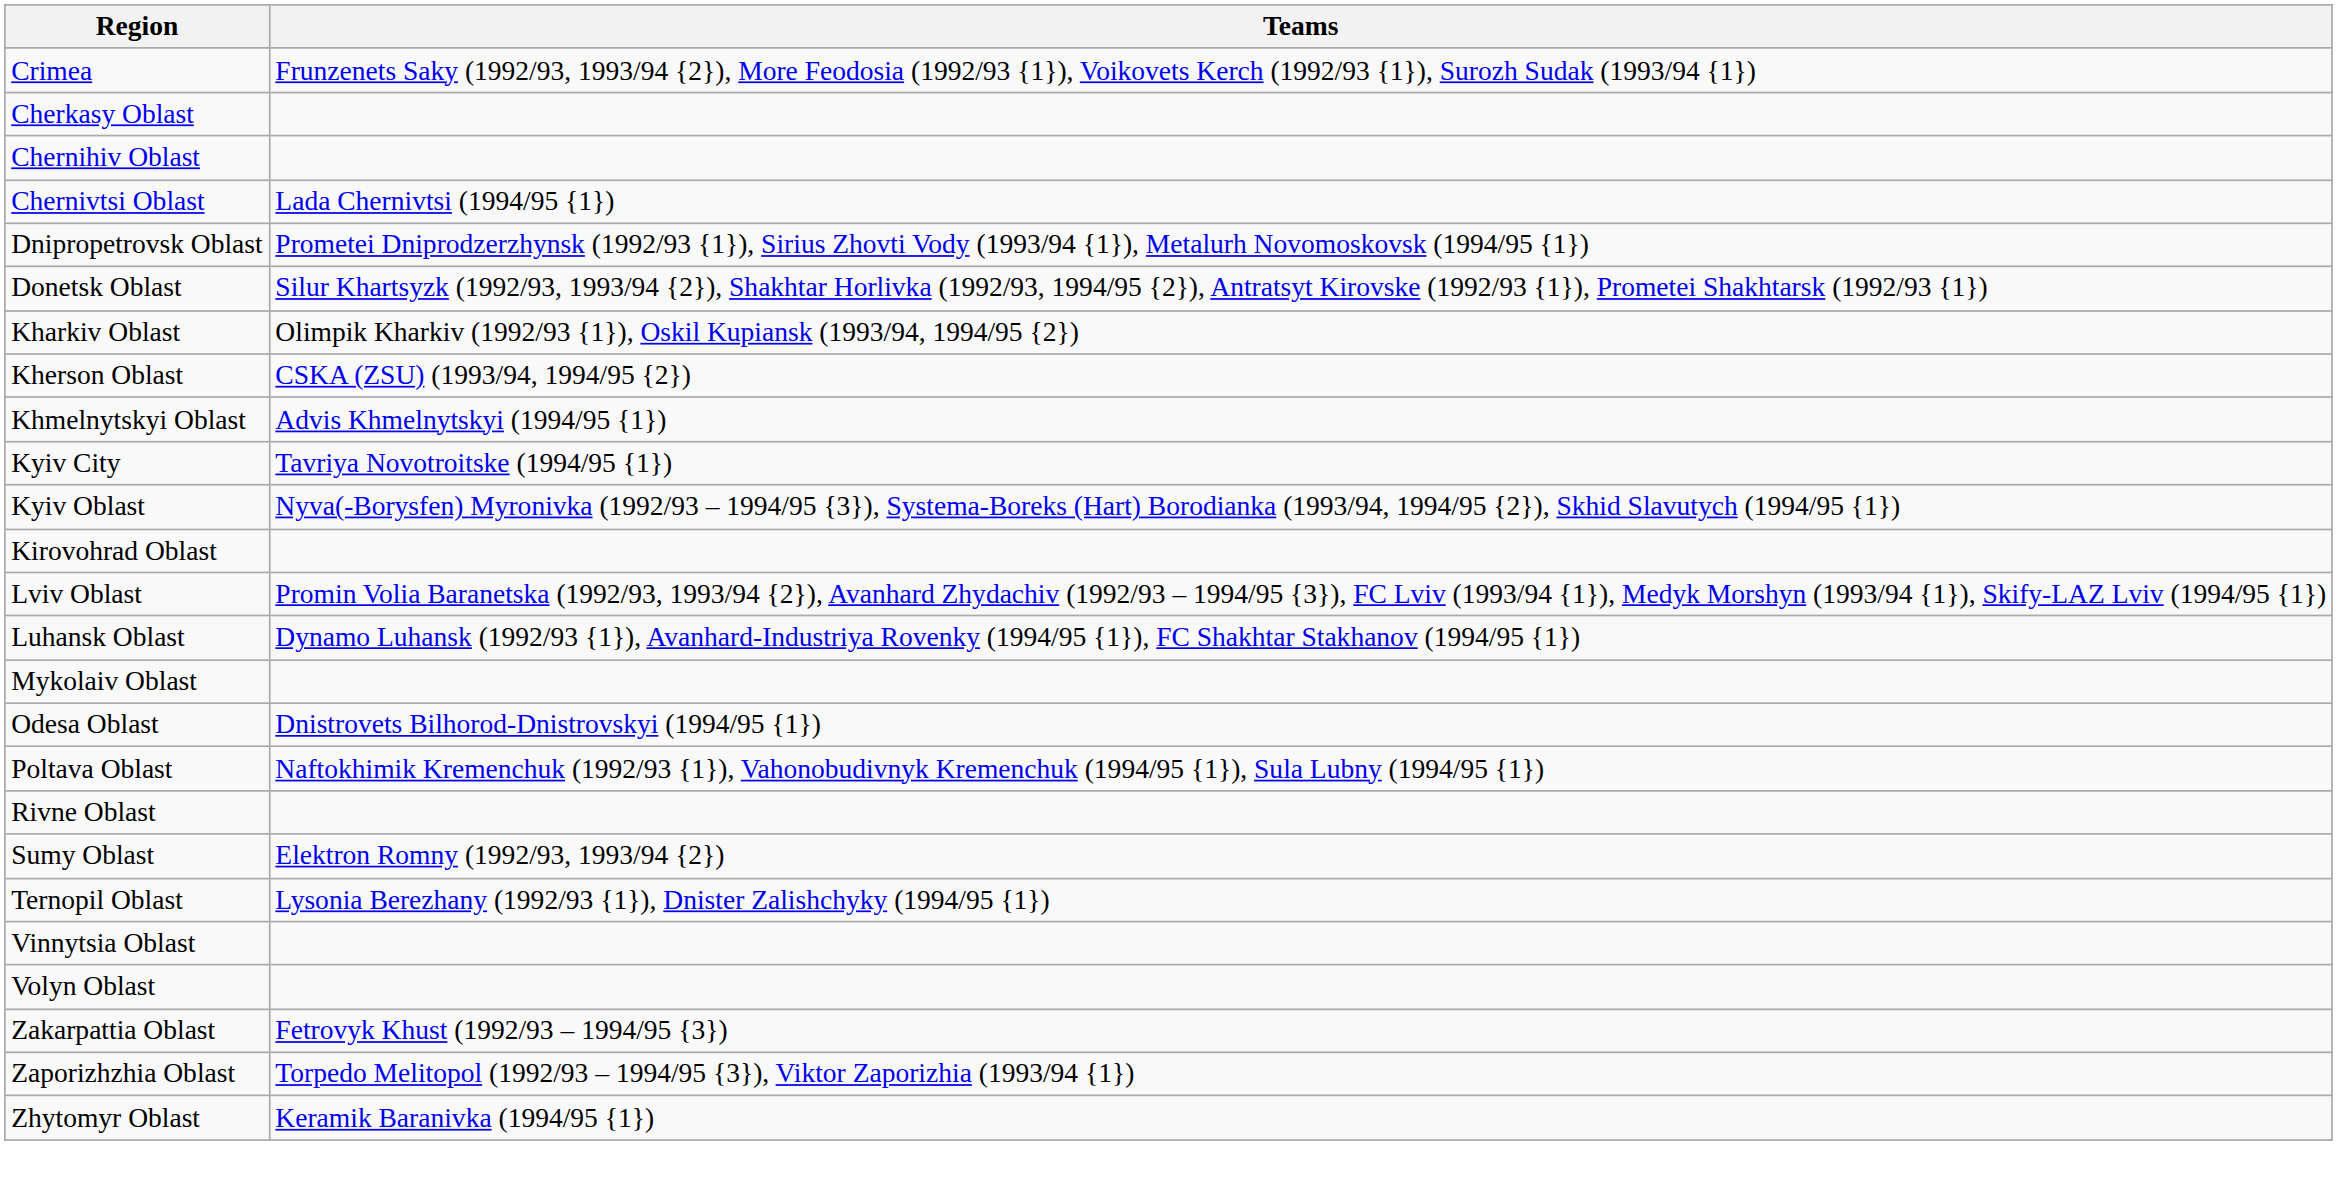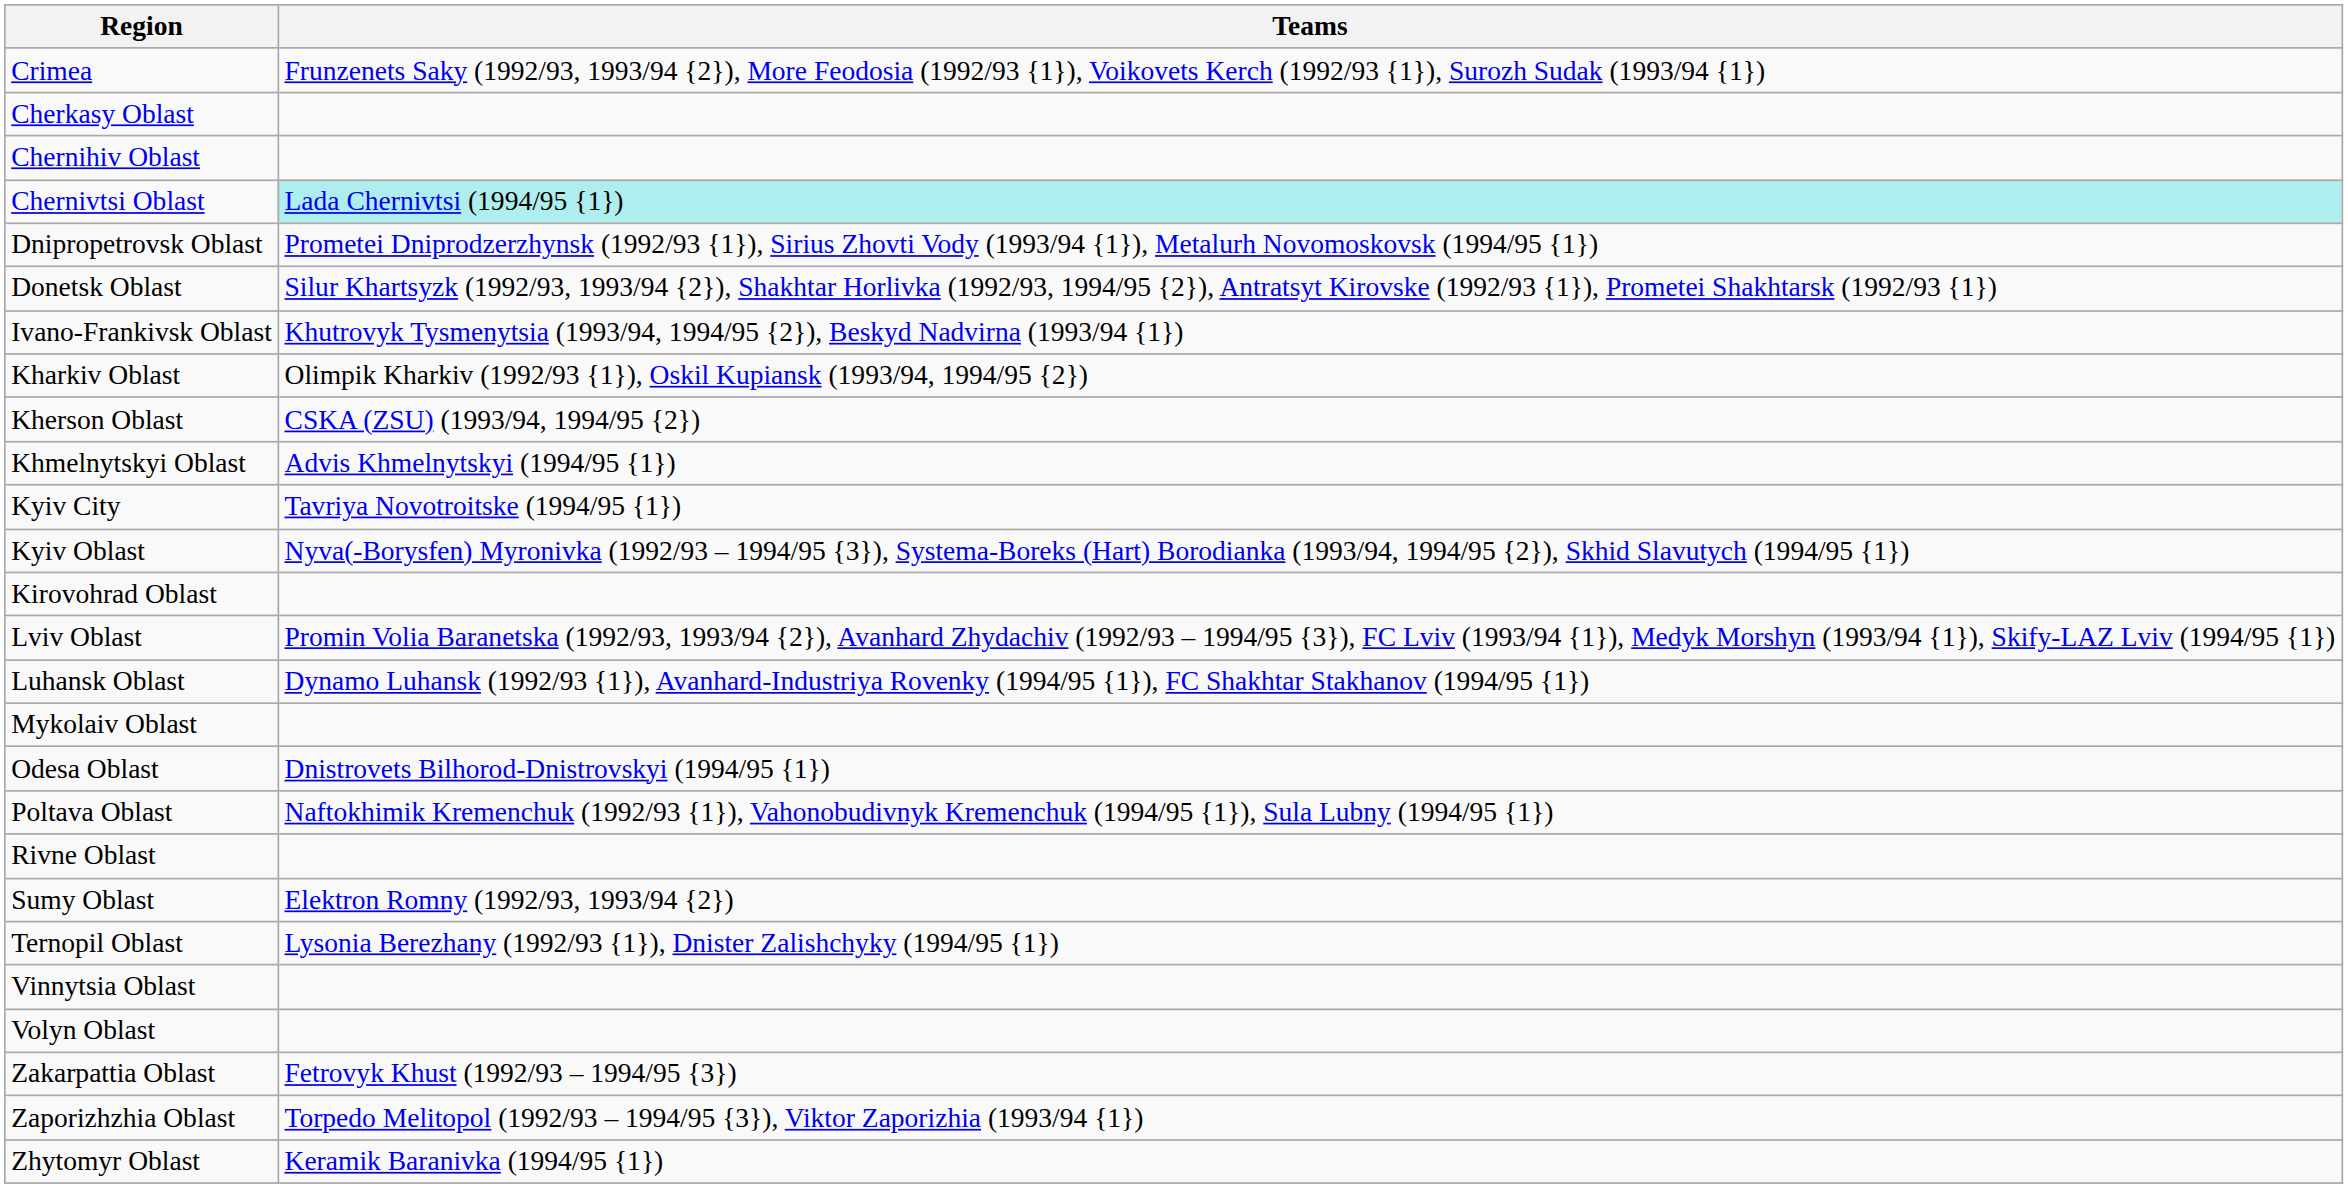(445, 200) no background -> (454, 200) paleturquoise background
+ row: (142, 331)
